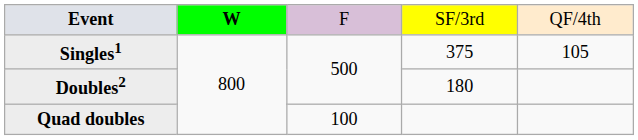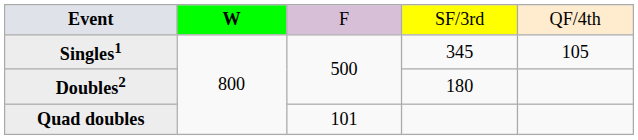(460, 52) 375 -> (460, 52) 345
(344, 119) 100 -> (344, 119) 101
